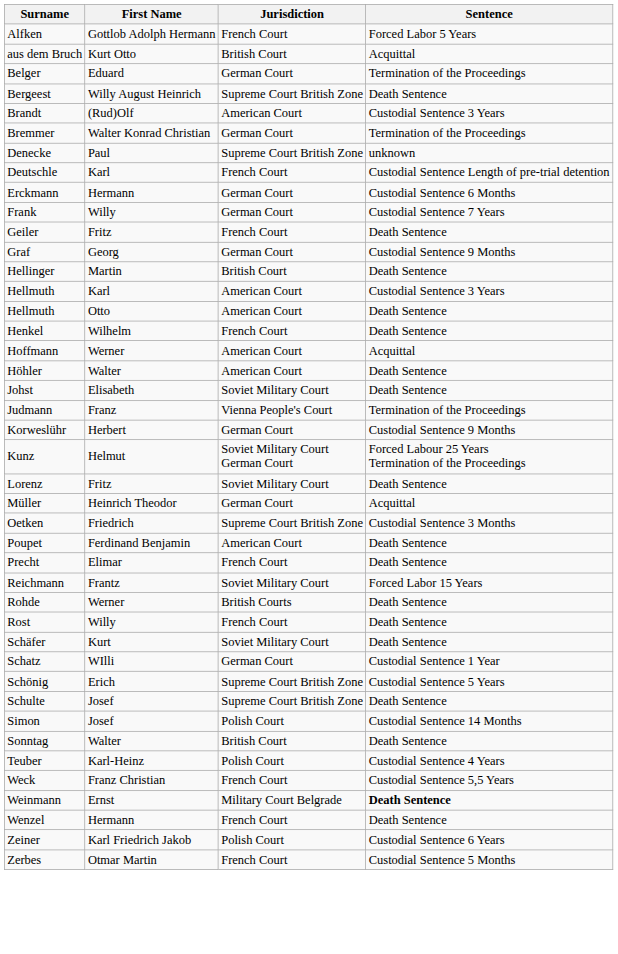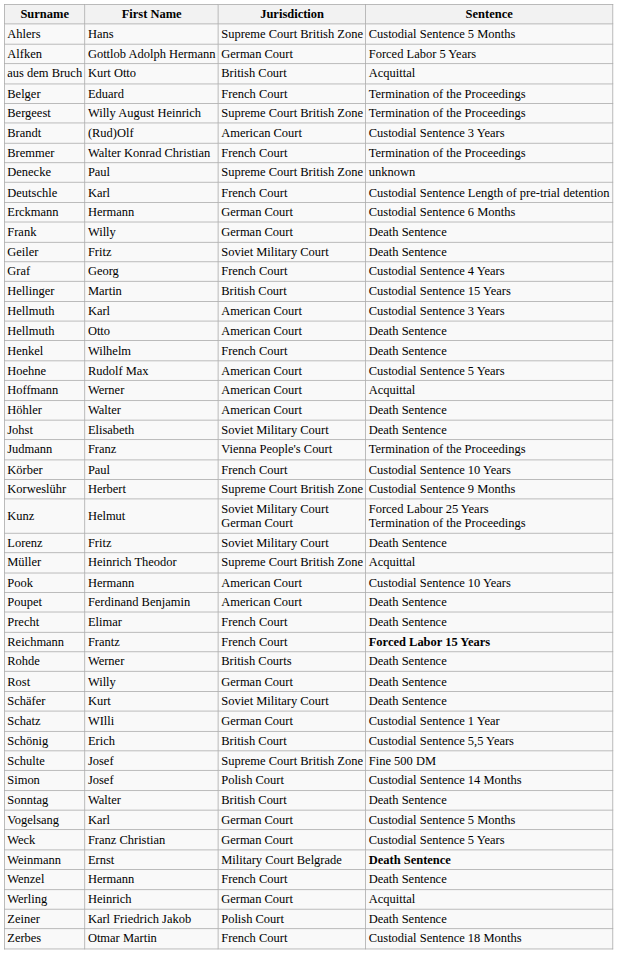+ row: (24, 34)
(254, 34) French Court -> (257, 53) German Court
(257, 73) German Court -> (254, 93) French Court
(408, 93) Death Sentence -> (447, 113) Termination of the Proceedings
(257, 133) German Court -> (254, 152) French Court
(437, 212) Custodial Sentence 7 Years -> (408, 232) Death Sentence
(254, 232) French Court -> (275, 251) Soviet Military Court
(257, 251) German Court -> (254, 271) French Court
(442, 251) Custodial Sentence 9 Months -> (437, 271) Custodial Sentence 4 Years
(408, 271) Death Sentence -> (440, 291) Custodial Sentence 15 Years
+ row: (27, 370)
+ row: (25, 469)
(257, 430) German Court -> (292, 489) Supreme Court British Zone
(257, 503) German Court -> (292, 562) Supreme Court British Zone
- row: (25, 523)
+ row: (20, 582)
(275, 582) Soviet Military Court -> (254, 642) French Court
(426, 582) normal -> (429, 642) bold
(254, 622) French Court -> (257, 681) German Court
(292, 681) Supreme Court British Zone -> (254, 740) British Court
(437, 681) Custodial Sentence 5 Years -> (441, 740) Custodial Sentence 5,5 Years
(408, 701) Death Sentence -> (402, 760) Fine 500 DM
- row: (24, 760)
+ row: (33, 820)
(254, 780) French Court -> (257, 839) German Court
(441, 780) Custodial Sentence 5,5 Years -> (437, 839) Custodial Sentence 5 Years
+ row: (27, 899)
(437, 839) Custodial Sentence 6 Years -> (408, 919) Death Sentence
(442, 859) Custodial Sentence 5 Months -> (445, 938) Custodial Sentence 18 Months
